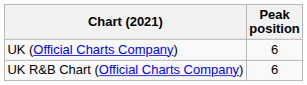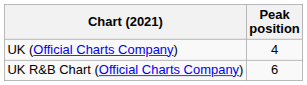(275, 49) 6 -> (275, 49) 4
